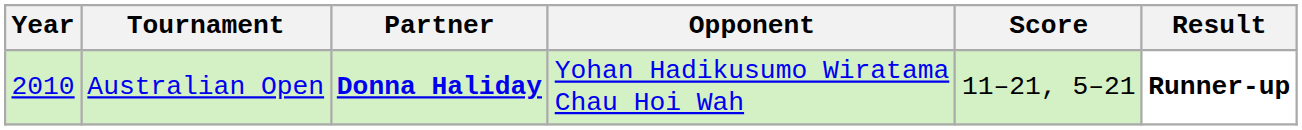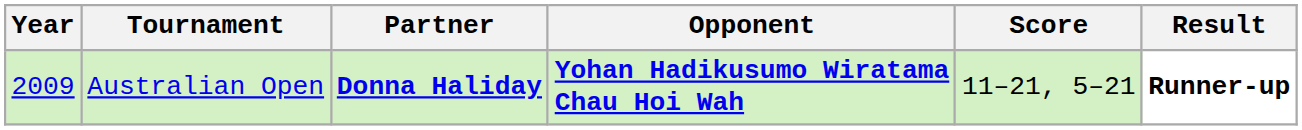(43, 87) 2010 -> (43, 87) 2009
(752, 87) normal -> (752, 87) bold
